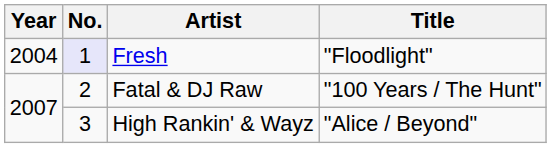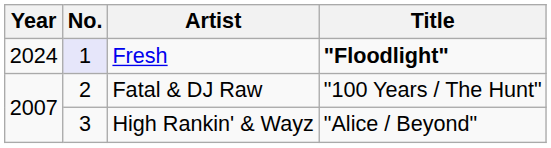(34, 55) 2004 -> (34, 55) 2024
(378, 55) normal -> (386, 55) bold
